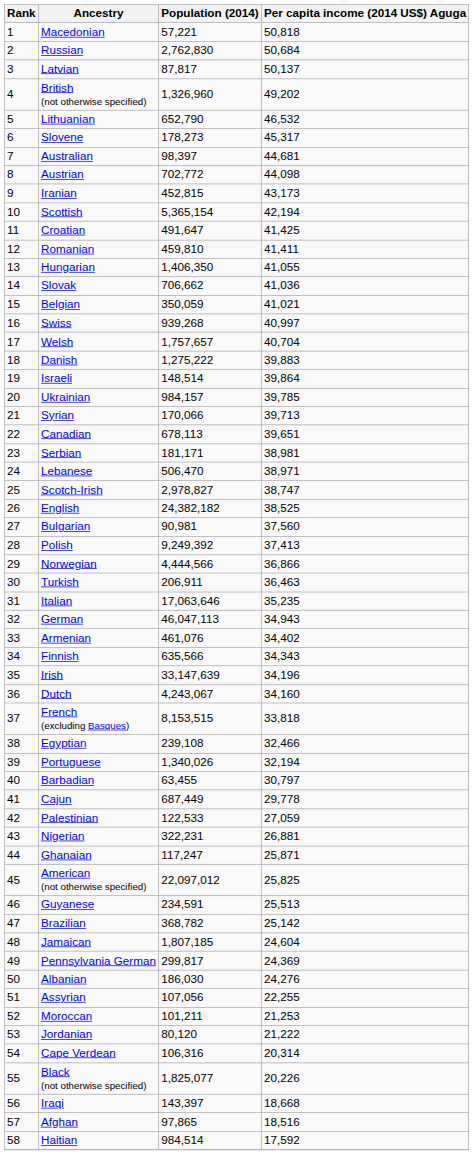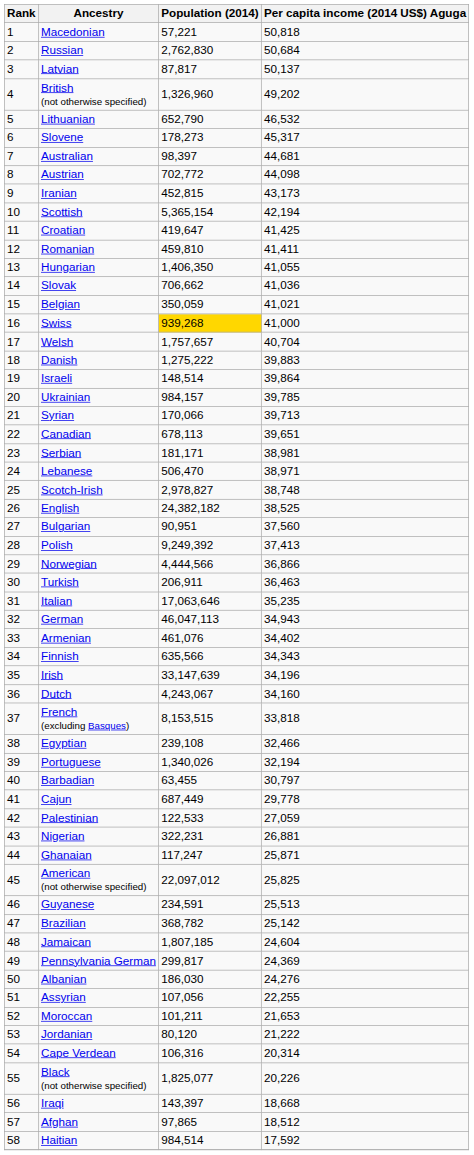(182, 230) 491,647 -> (182, 230) 419,647
(182, 323) no background -> (182, 323) gold background
(282, 323) 40,997 -> (282, 323) 41,000
(282, 489) 38,747 -> (282, 489) 38,748
(179, 527) 90,981 -> (179, 527) 90,951
(282, 1016) 21,253 -> (282, 1016) 21,653
(282, 1122) 18,516 -> (282, 1122) 18,512
